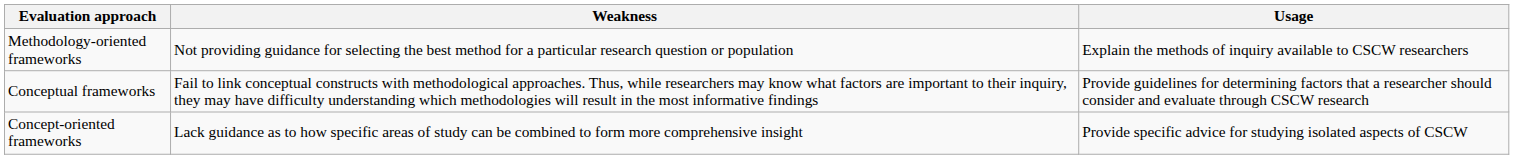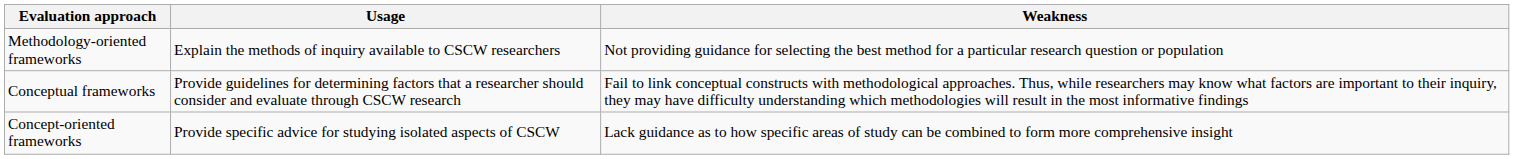columns swapped: (1294, 16) <-> (625, 16)
